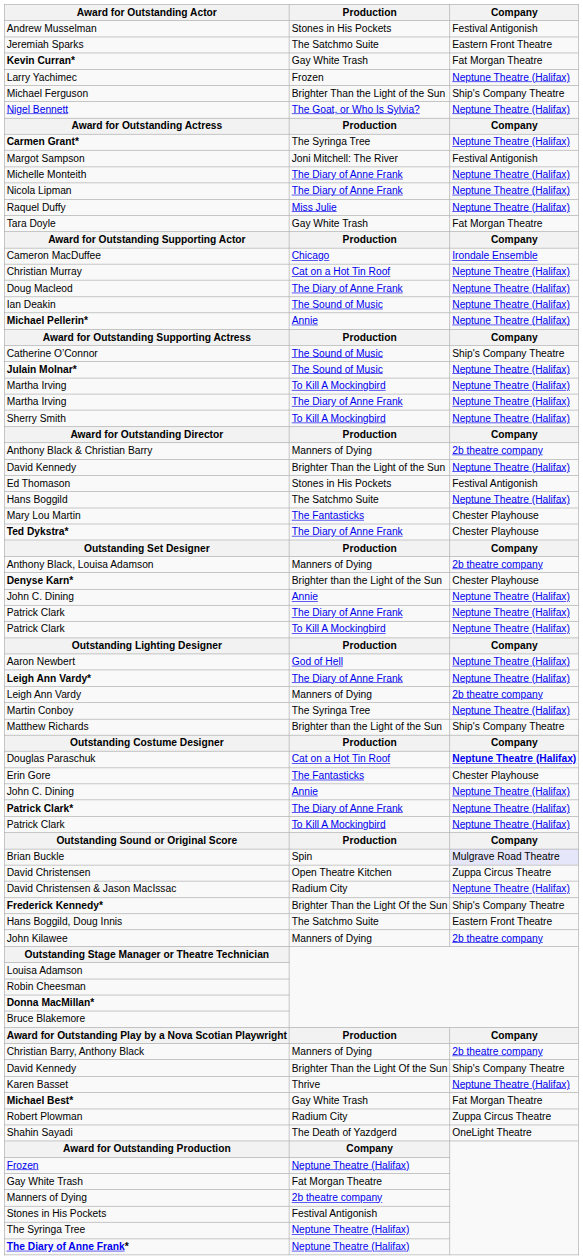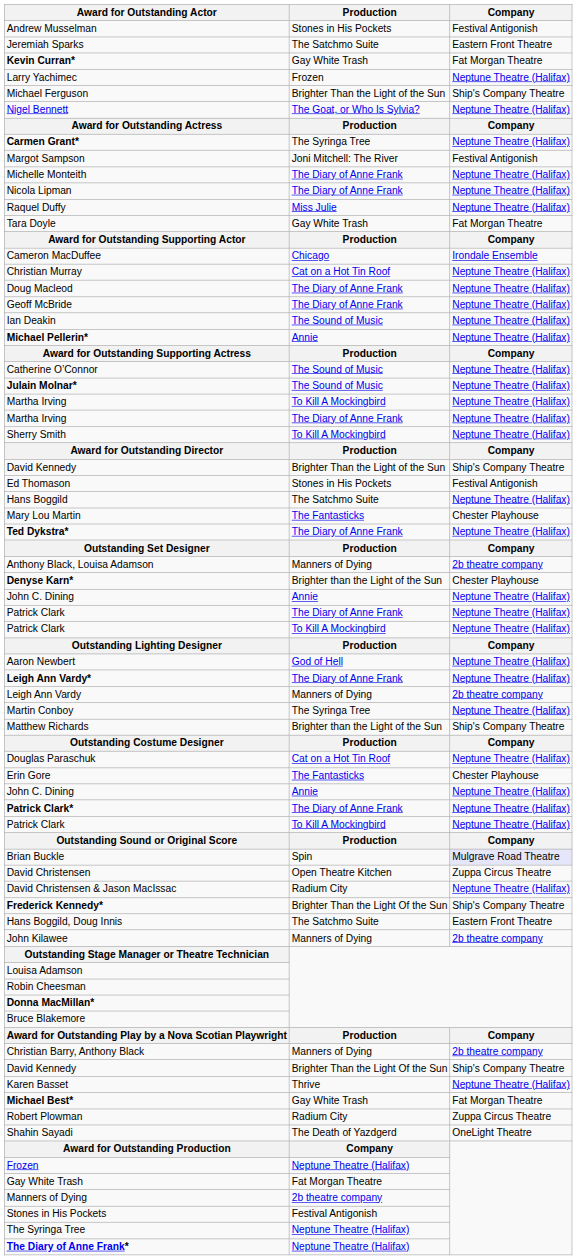+ row: (39, 304)
(508, 353) Ship's Company Theatre -> (511, 369) Neptune Theatre (Halifax)
- row: (80, 451)
(511, 467) Neptune Theatre (Halifax) -> (508, 467) Ship's Company Theatre
(496, 532) Chester Playhouse -> (511, 532) Neptune Theatre (Halifax)
(514, 759) bold -> (511, 759) normal
